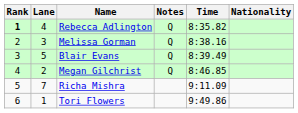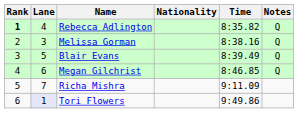columns swapped: (261, 12) <-> (170, 12)
(44, 71) 2 -> (44, 71) 6
(44, 101) no background -> (44, 101) lavender background
